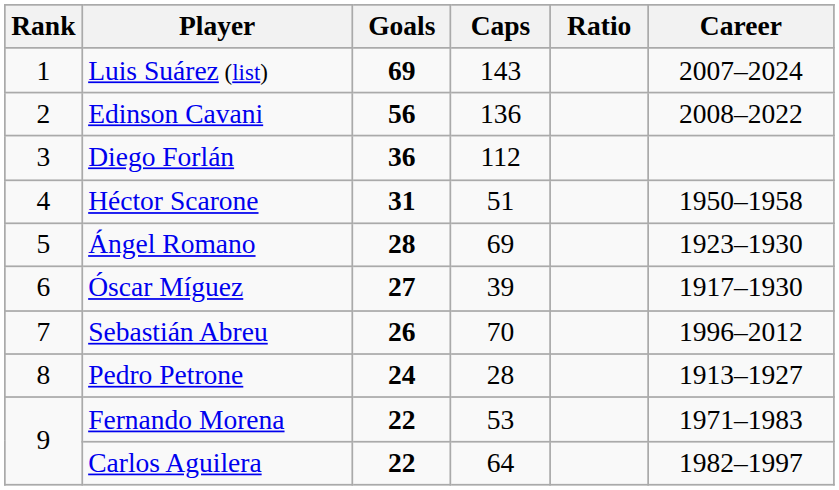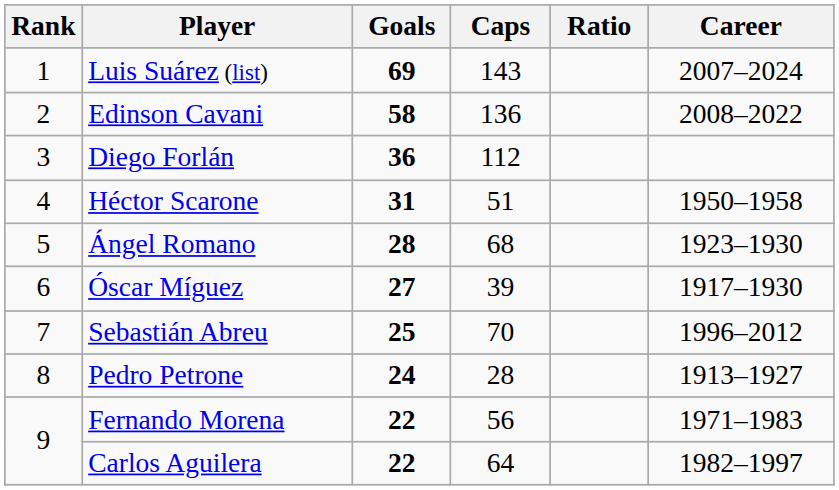(402, 113) 56 -> (402, 113) 58
(501, 244) 69 -> (501, 244) 68
(402, 331) 26 -> (402, 331) 25
(501, 419) 53 -> (501, 419) 56
